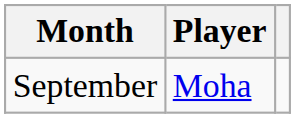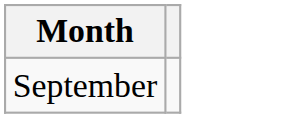- column: (220, 31)
